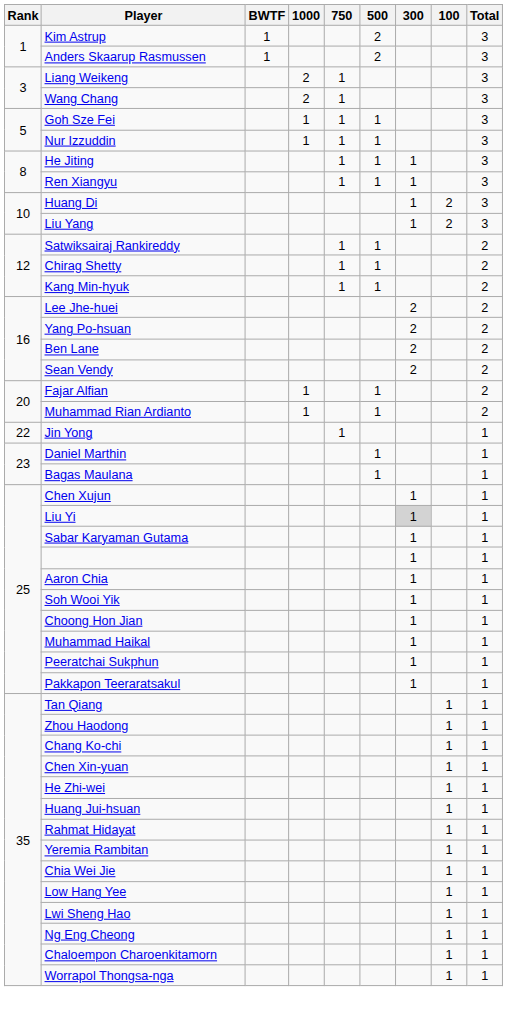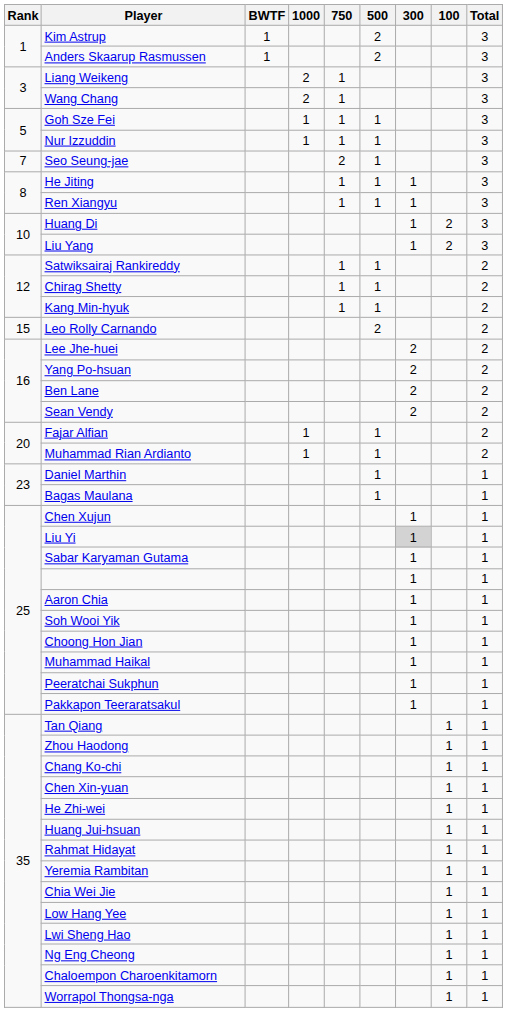+ row: (86, 161)
+ row: (101, 328)
- row: (68, 432)
